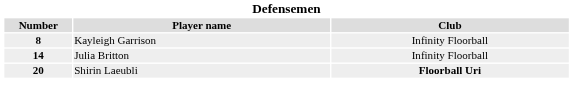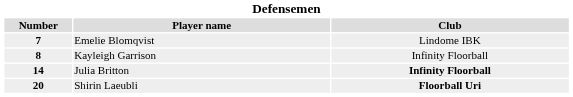+ row: (114, 40)
(450, 55) normal -> (450, 70) bold
